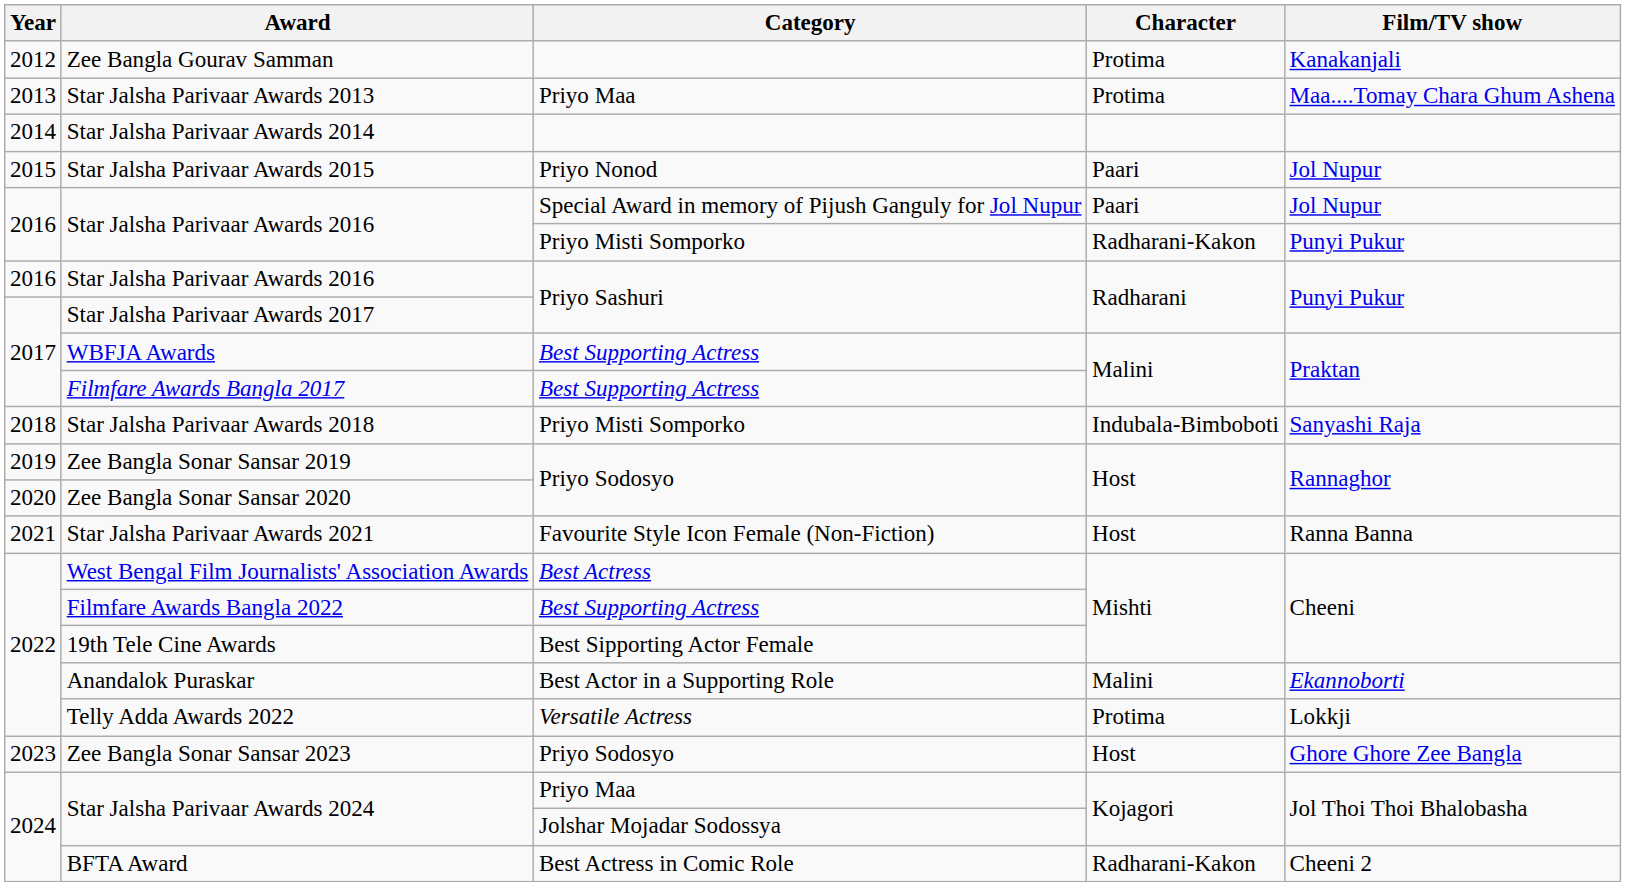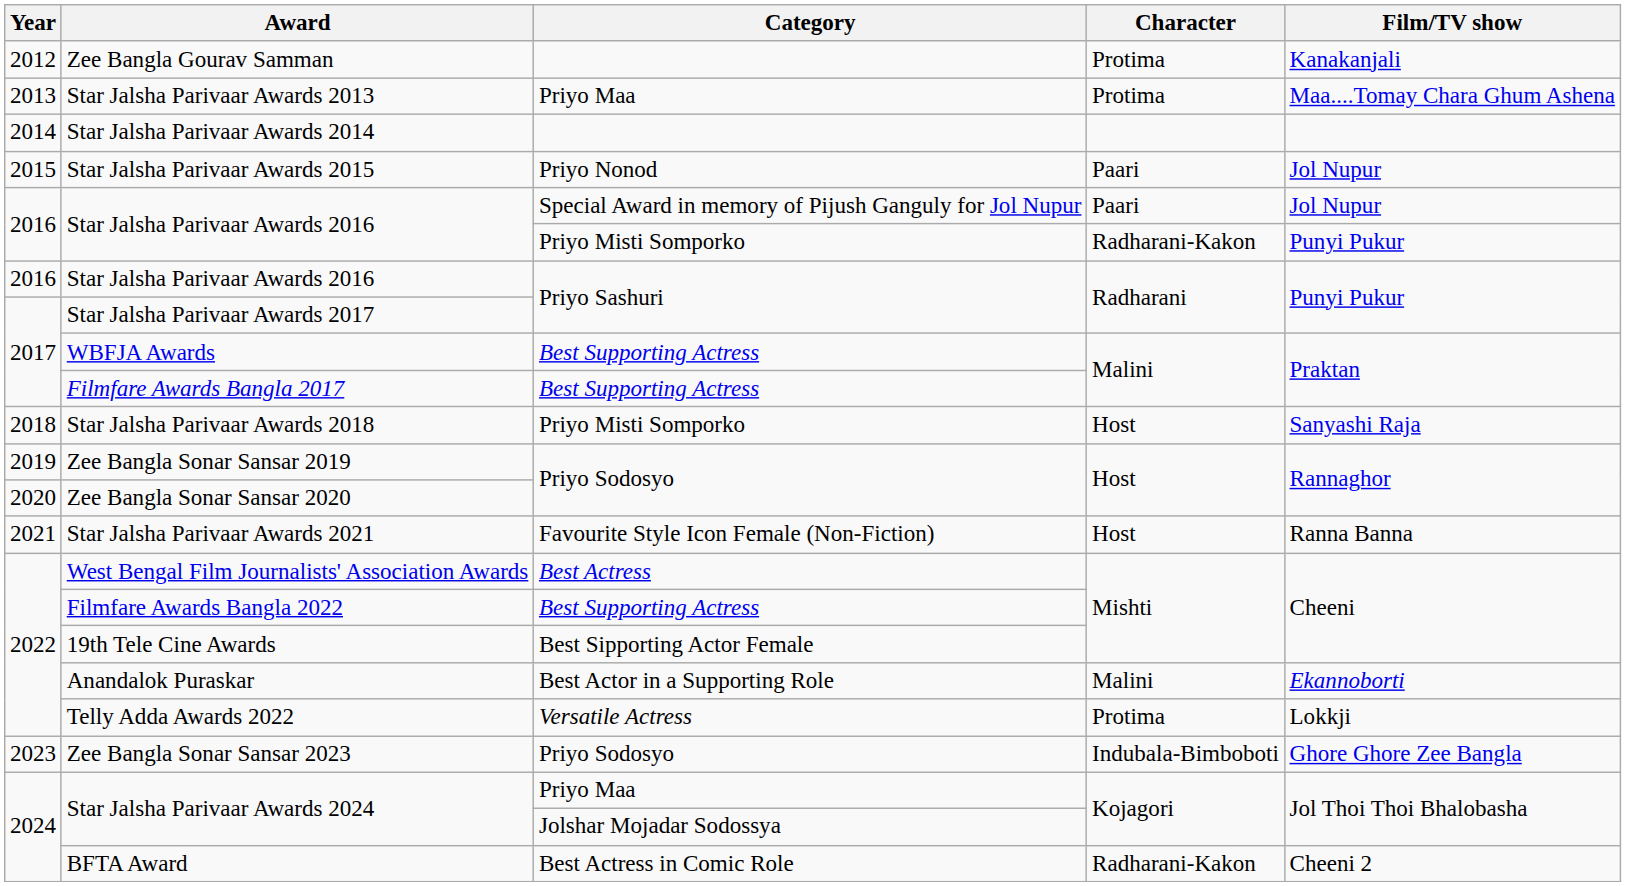(1185, 424) Indubala-Bimboboti -> (1114, 424) Host
(1114, 753) Host -> (1185, 753) Indubala-Bimboboti
